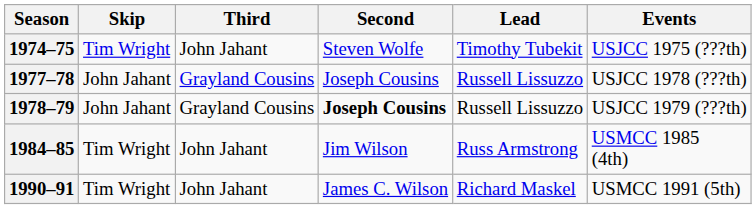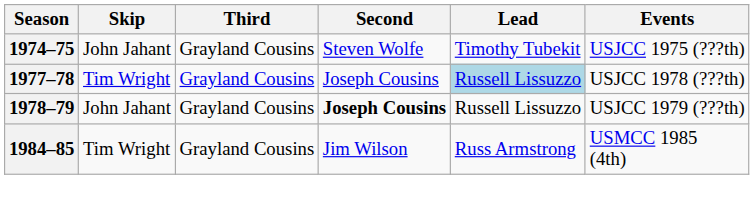(127, 49) Tim Wright -> (127, 49) John Jahant
(223, 49) John Jahant -> (247, 49) Grayland Cousins
(127, 78) John Jahant -> (127, 78) Tim Wright
(520, 78) no background -> (518, 78) lightblue background
(223, 148) John Jahant -> (247, 148) Grayland Cousins
- row: (42, 188)
